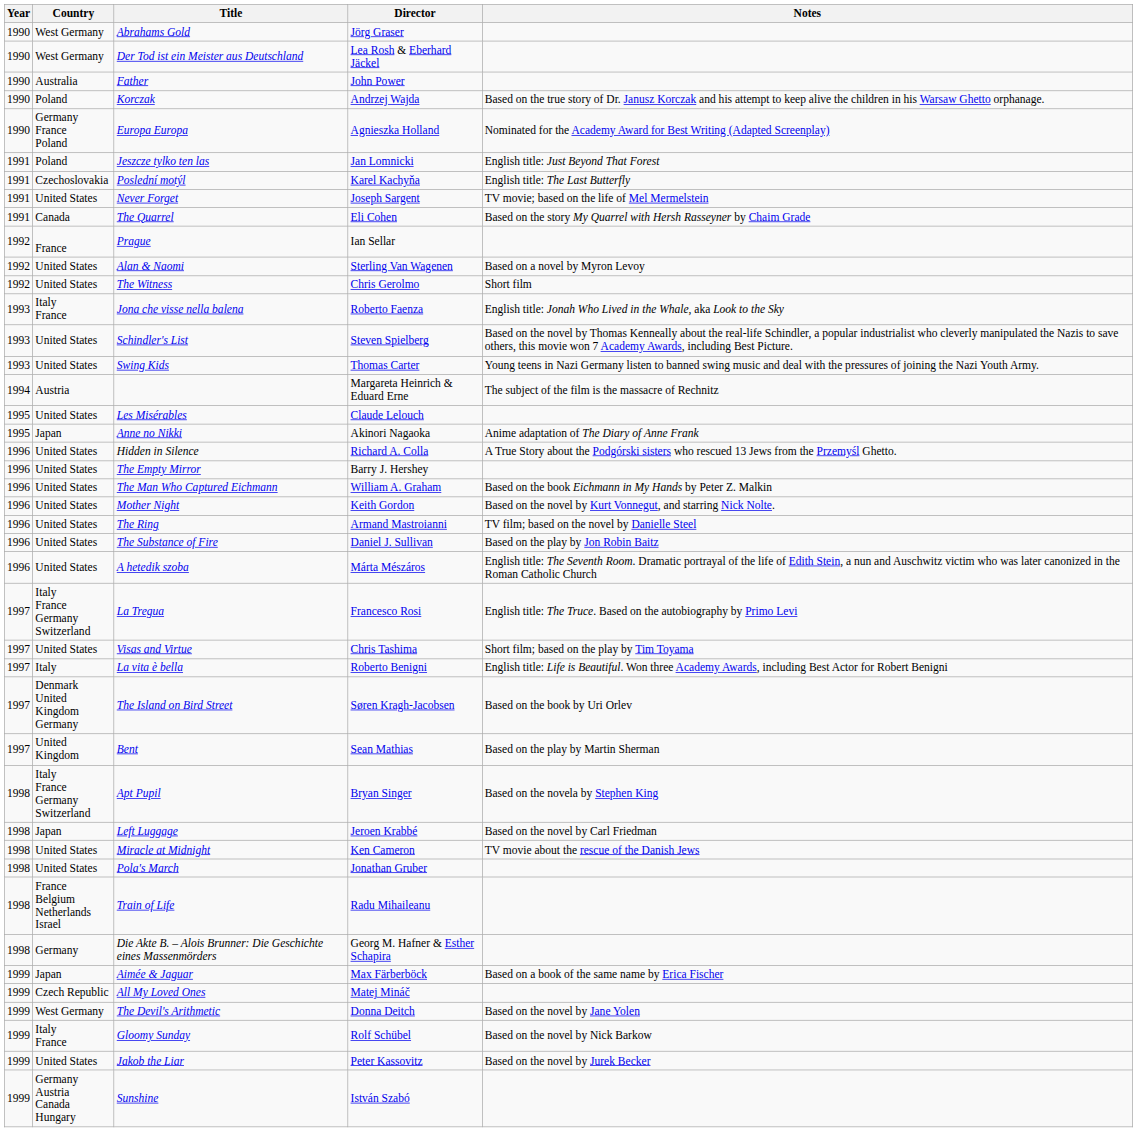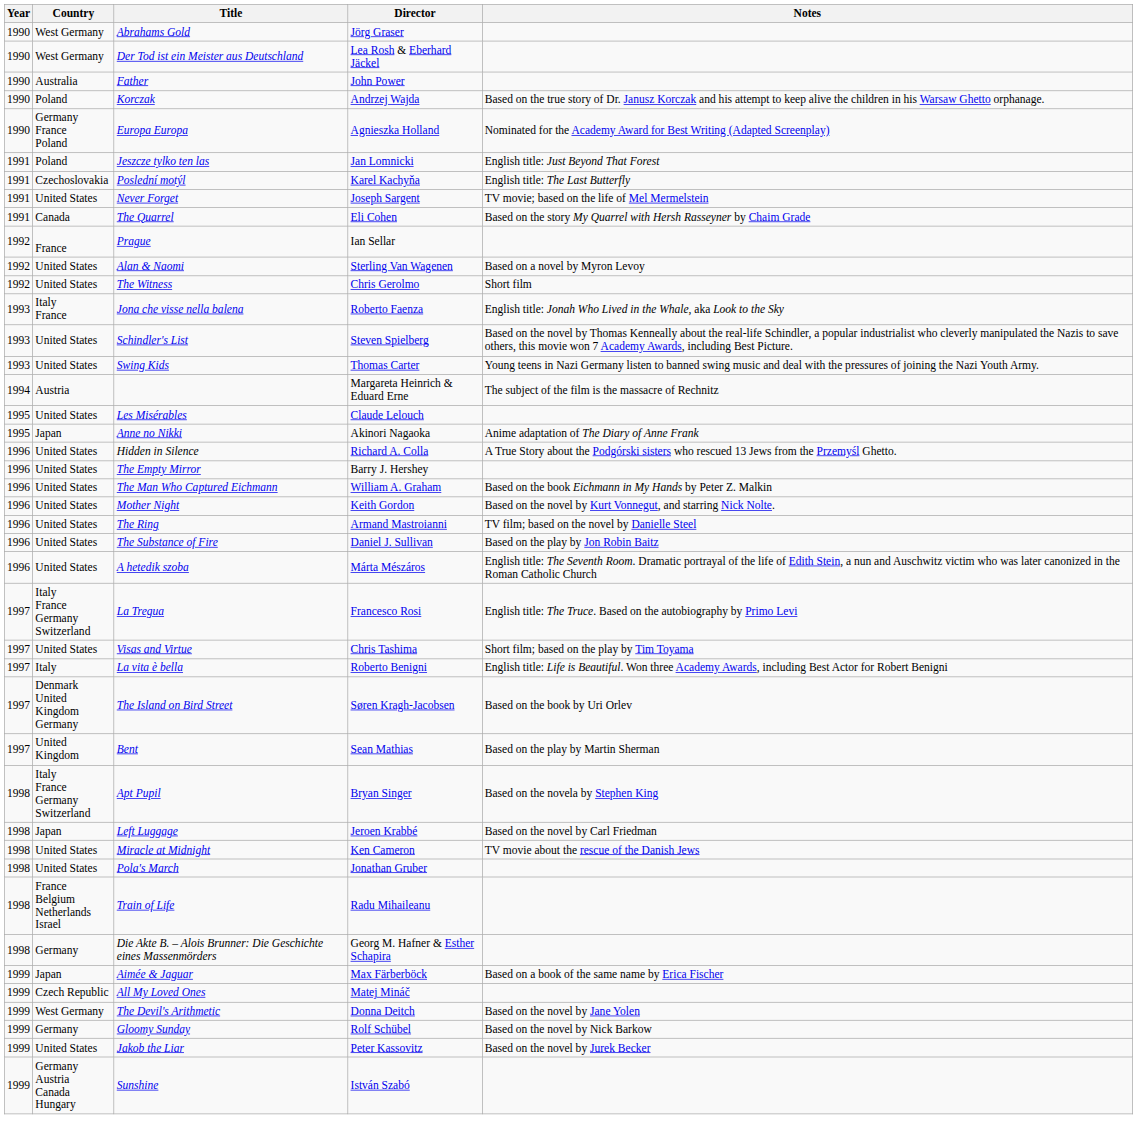(51, 1036) Italy France -> (57, 1029) Germany
